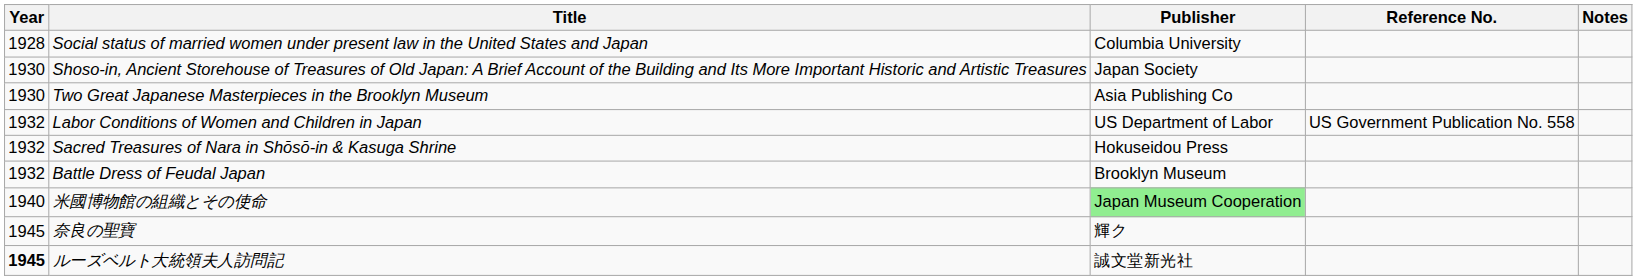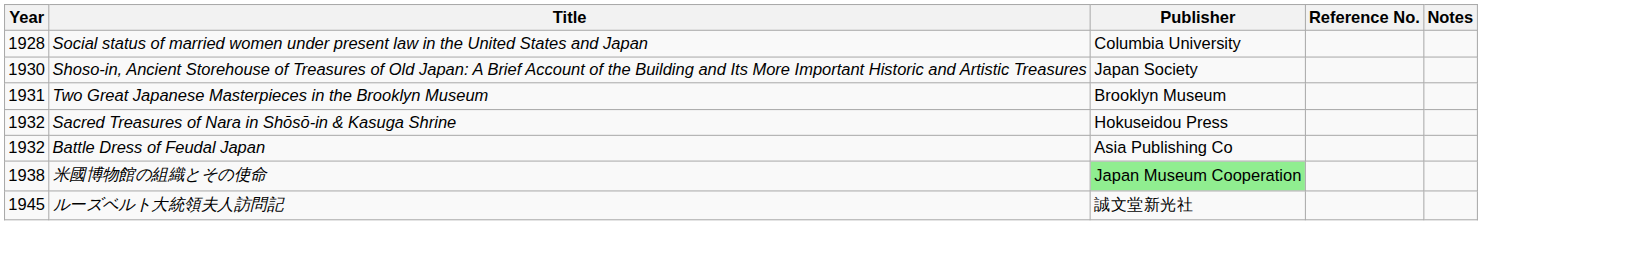(27, 95) 1930 -> (27, 95) 1931
(1163, 95) Asia Publishing Co -> (1160, 95) Brooklyn Museum
- row: (237, 122)
(1160, 174) Brooklyn Museum -> (1163, 148) Asia Publishing Co
(27, 202) 1940 -> (27, 175) 1938
- row: (94, 230)
(27, 260) bold -> (27, 205) normal
